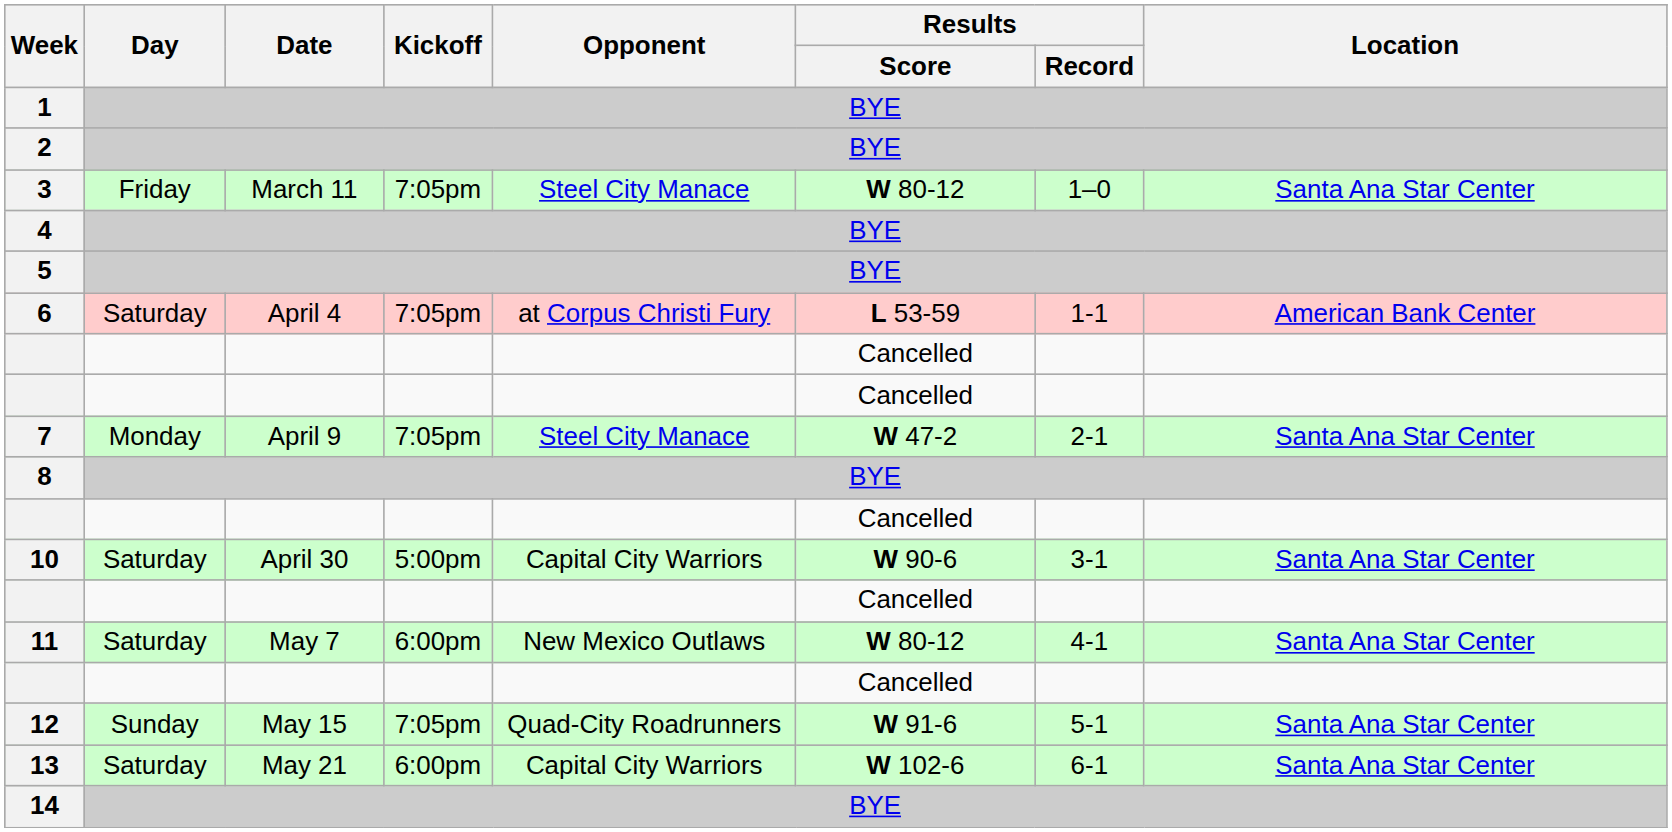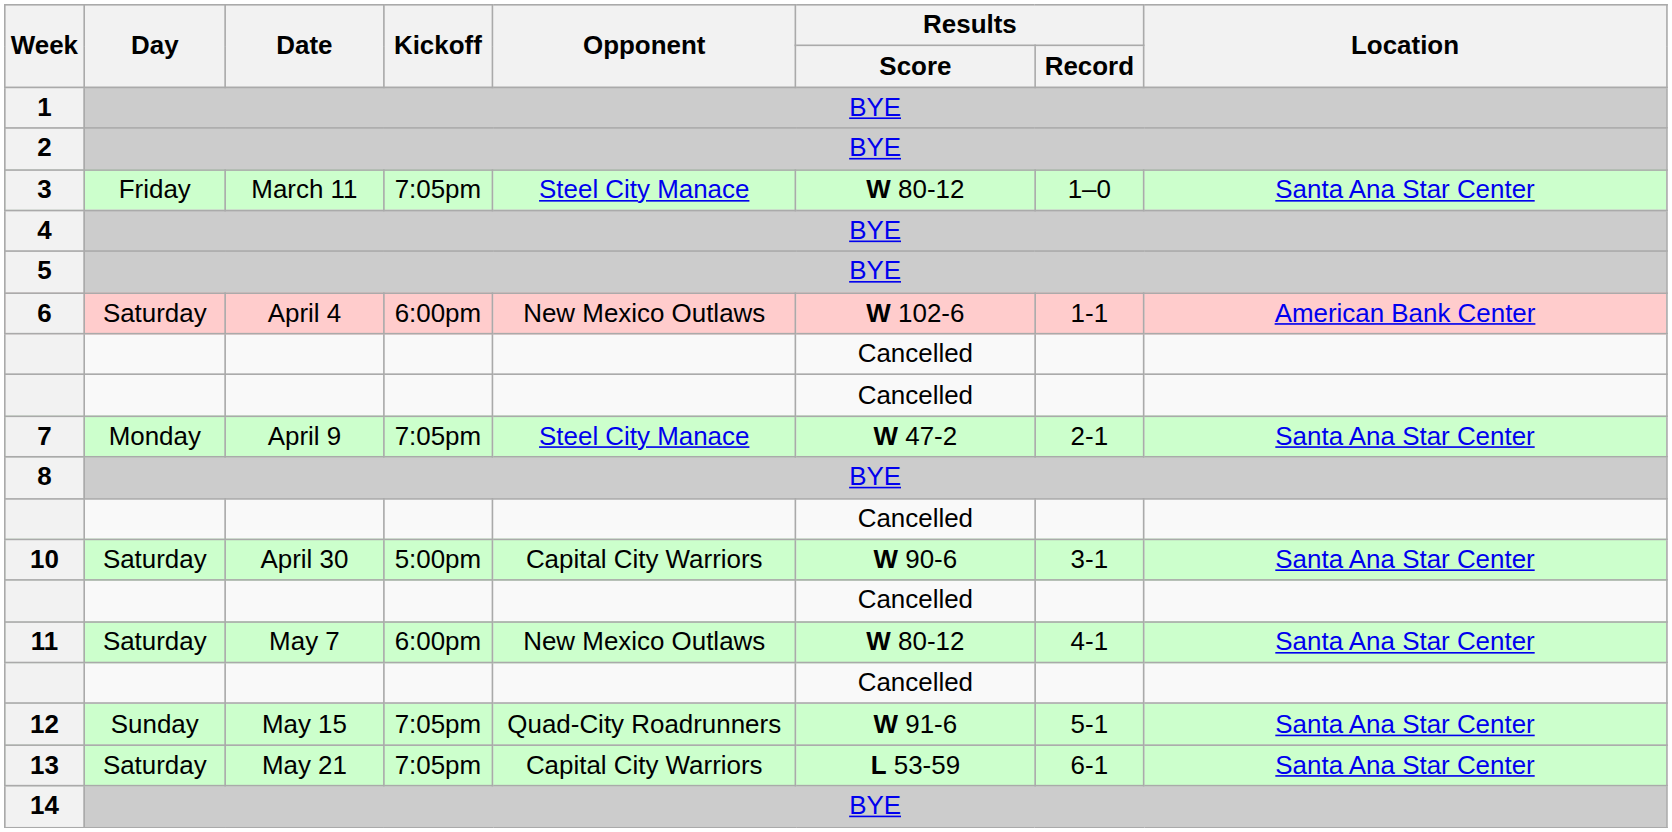(438, 312) 7:05pm -> (438, 312) 6:00pm
(644, 312) at Corpus Christi Fury -> (644, 312) New Mexico Outlaws
(915, 312) L 53-59 -> (915, 312) W 102-6
(438, 764) 6:00pm -> (438, 764) 7:05pm
(915, 764) W 102-6 -> (915, 764) L 53-59
